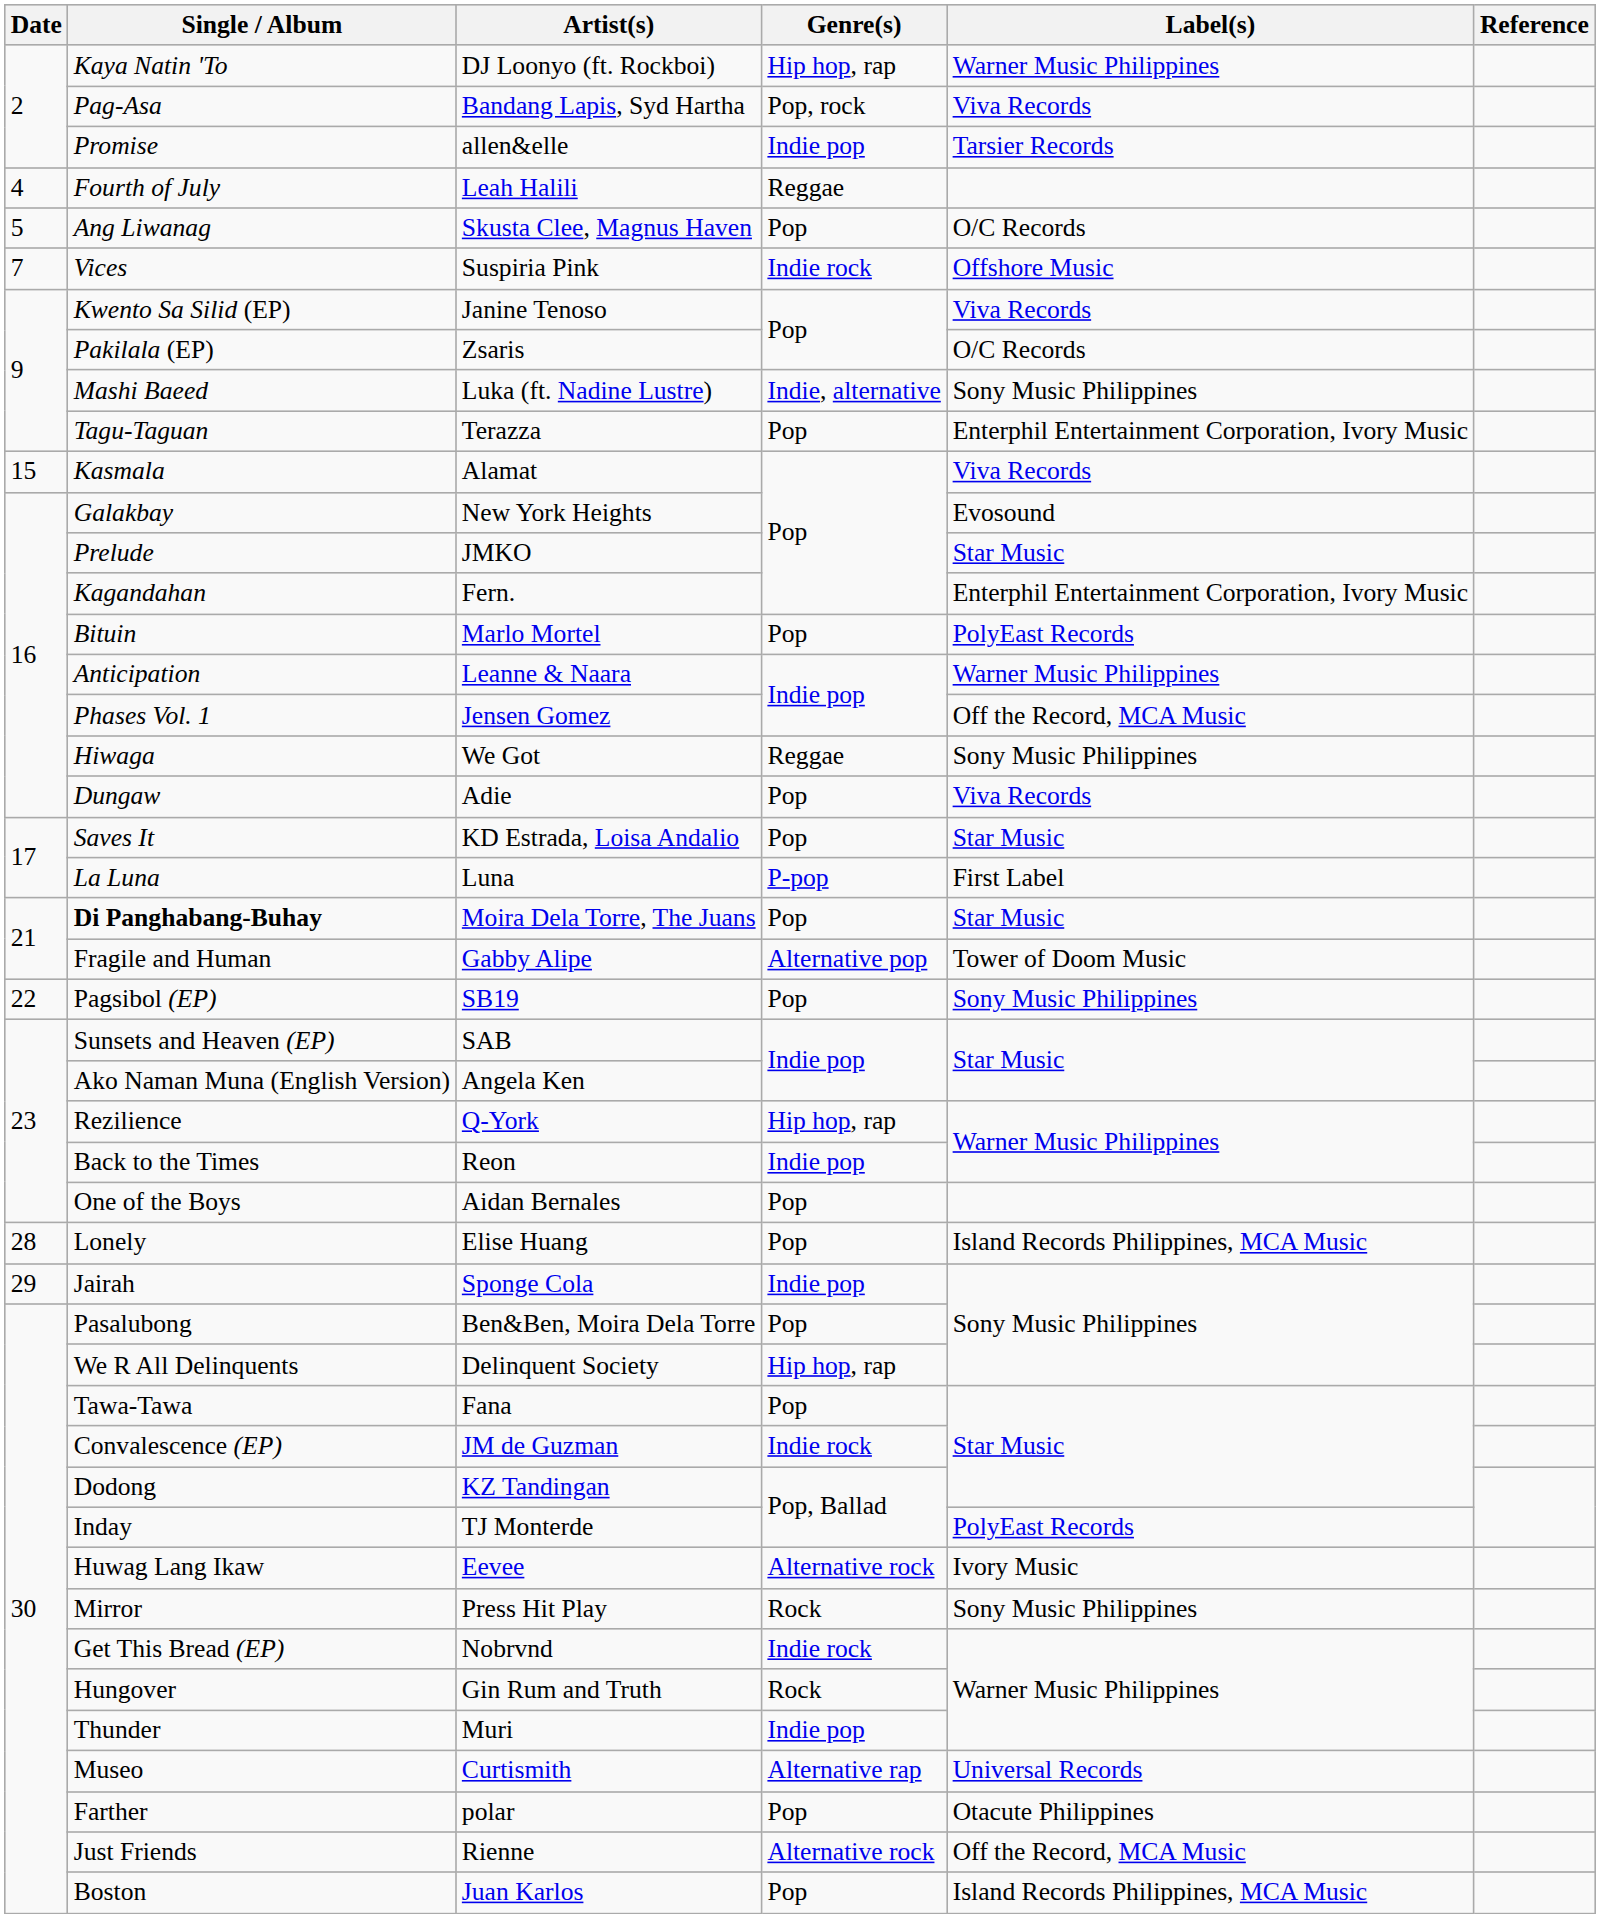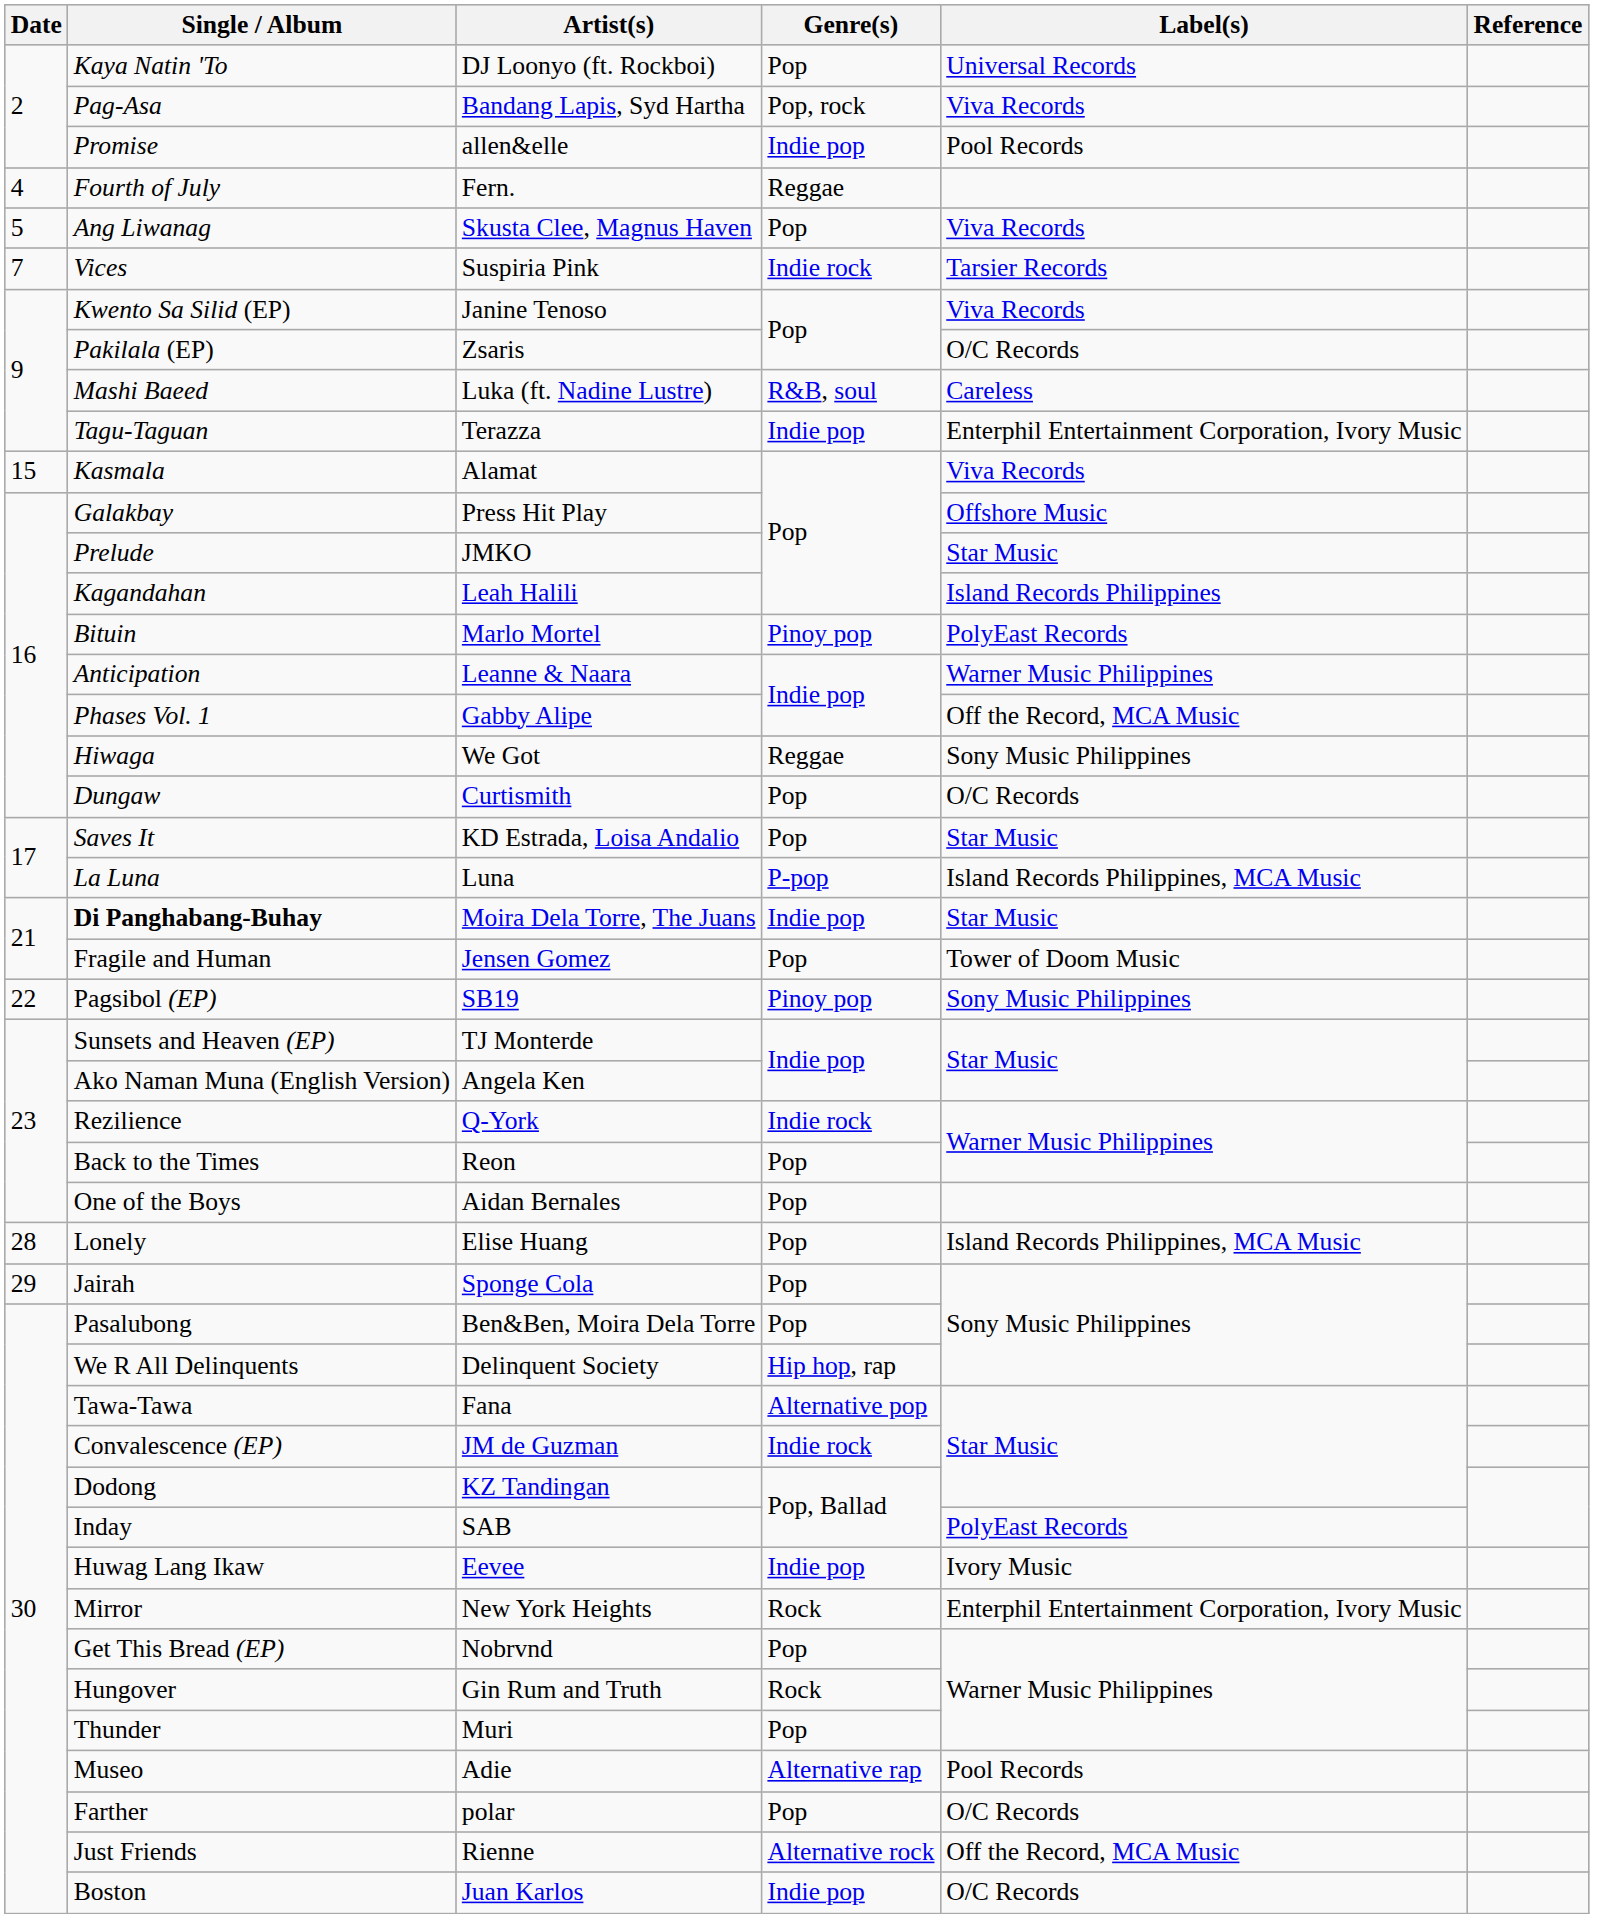(832, 65) Hip hop, rap -> (787, 65) Pop
(1086, 65) Warner Music Philippines -> (1041, 65) Universal Records
(1033, 146) Tarsier Records -> (1015, 146) Pool Records
(520, 187) Leah Halili -> (489, 187) Fern.
(1019, 227) O/C Records -> (1016, 227) Viva Records
(1033, 268) Offshore Music -> (1027, 268) Tarsier Records
(854, 390) Indie, alternative -> (822, 390) R&B, soul
(1075, 390) Sony Music Philippines -> (990, 390) Careless
(787, 430) Pop -> (816, 430) Indie pop
(557, 512) New York Heights -> (534, 512) Press Hit Play
(1004, 512) Evosound -> (1027, 512) Offshore Music
(489, 593) Fern. -> (520, 593) Leah Halili
(1210, 593) Enterphil Entertainment Corporation, Ivory Music -> (1083, 593) Island Records Philippines
(787, 633) Pop -> (820, 633) Pinoy pop
(536, 715) Jensen Gomez -> (527, 715) Gabby Alipe
(487, 796) Adie -> (517, 796) Curtismith
(1022, 796) Viva Records -> (1013, 796) O/C Records
(1008, 877) First Label -> (1154, 877) Island Records Philippines, MCA Music
(787, 918) Pop -> (816, 918) Indie pop
(527, 958) Gabby Alipe -> (536, 958) Jensen Gomez
(847, 958) Alternative pop -> (787, 958) Pop
(787, 999) Pop -> (820, 999) Pinoy pop
(487, 1039) SAB -> (528, 1039) TJ Monterde
(832, 1120) Hip hop, rap -> (820, 1120) Indie rock
(816, 1161) Indie pop -> (787, 1161) Pop
(816, 1283) Indie pop -> (787, 1283) Pop
(787, 1405) Pop -> (847, 1405) Alternative pop
(528, 1526) TJ Monterde -> (487, 1526) SAB
(851, 1567) Alternative rock -> (816, 1567) Indie pop
(534, 1608) Press Hit Play -> (557, 1608) New York Heights
(1075, 1608) Sony Music Philippines -> (1204, 1608) Enterphil Entertainment Corporation, Ivory Music
(820, 1648) Indie rock -> (787, 1648) Pop
(816, 1730) Indie pop -> (787, 1730) Pop
(517, 1770) Curtismith -> (487, 1770) Adie
(1048, 1770) Universal Records -> (1015, 1770) Pool Records
(1053, 1811) Otacute Philippines -> (1013, 1811) O/C Records
(787, 1892) Pop -> (816, 1892) Indie pop
(1160, 1892) Island Records Philippines, MCA Music -> (1013, 1892) O/C Records
